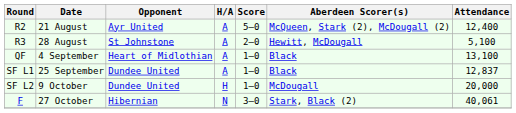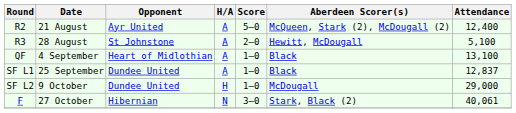(482, 86) 20,000 -> (482, 86) 29,000
